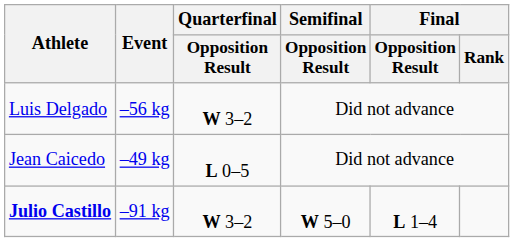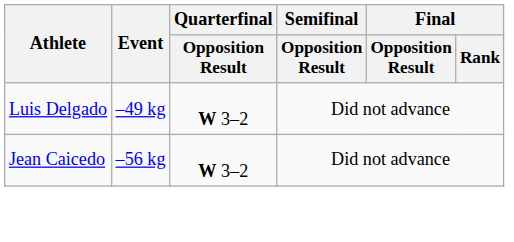(145, 108) –56 kg -> (141, 108) –49 kg
(145, 160) –49 kg -> (141, 160) –56 kg
(227, 171) L 0–5 -> (223, 171) W 3–2
- row: (60, 211)
